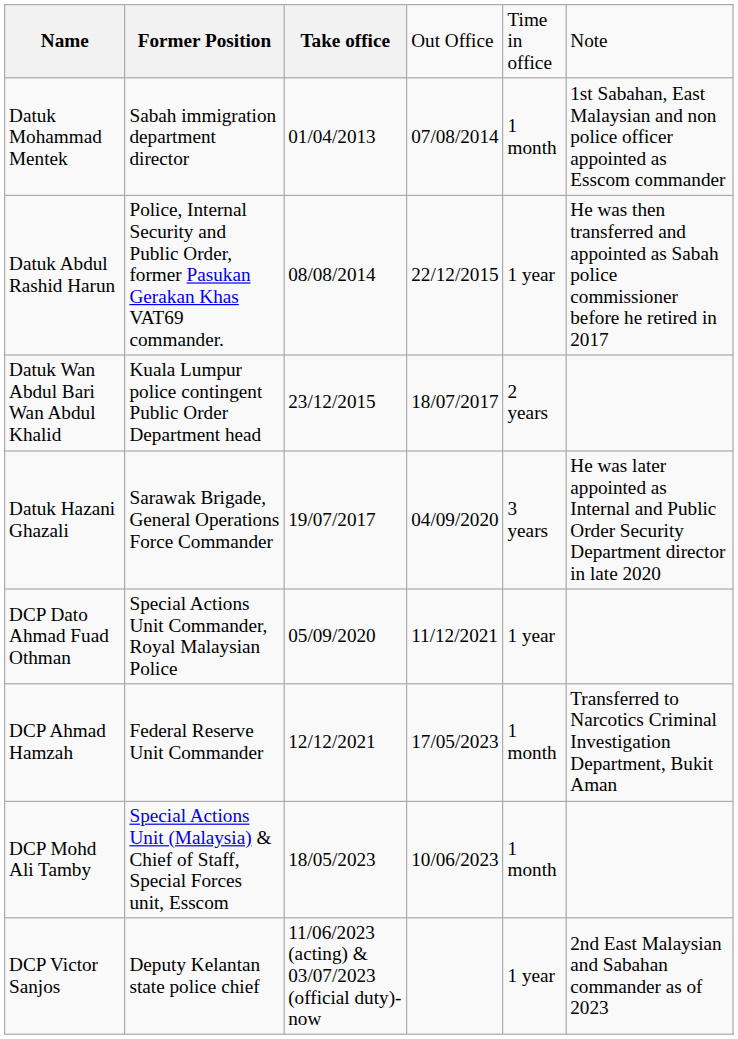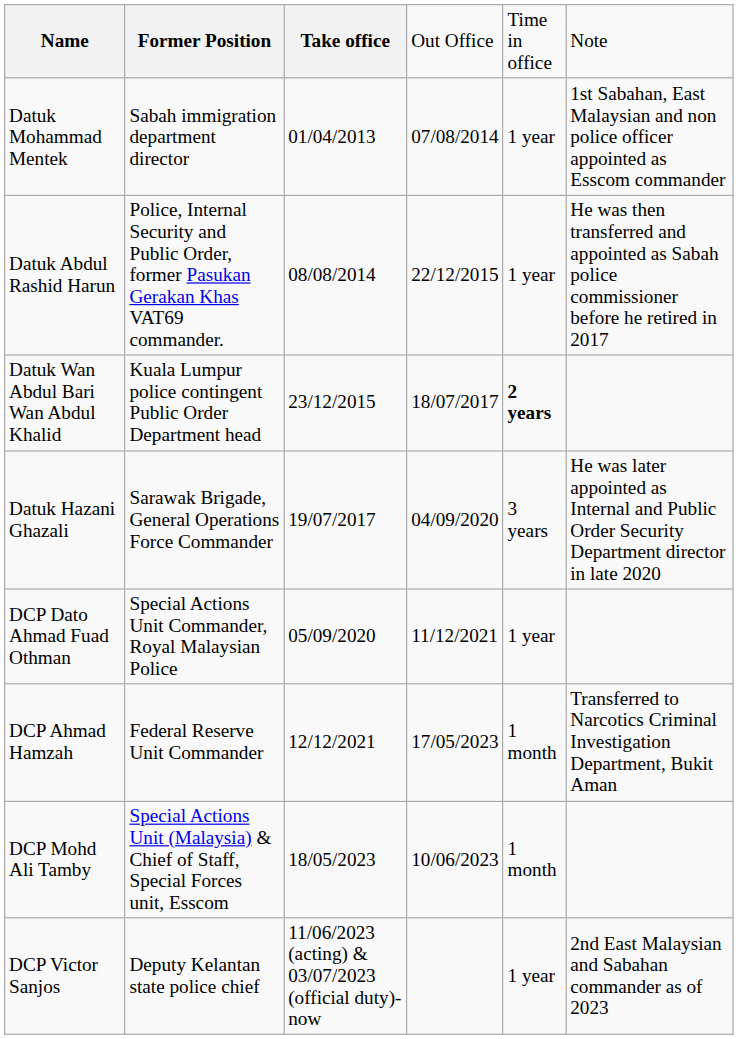(532, 136) 1 month -> (531, 136) 1 year
(528, 402) normal -> (529, 402) bold
